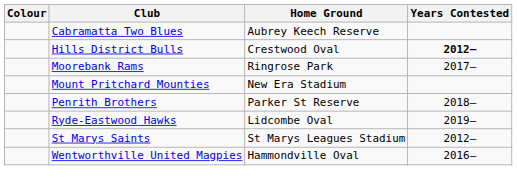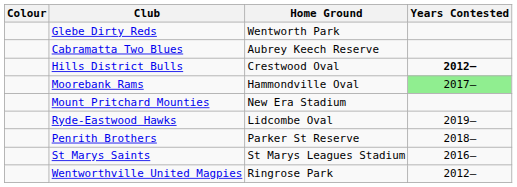+ row: (104, 31)
(290, 67) Ringrose Park -> (303, 85) Hammondville Oval
(460, 67) no background -> (460, 85) lightgreen background
rows swapped: (104, 102) <-> (114, 120)
(460, 138) 2012– -> (460, 156) 2016–
(303, 156) Hammondville Oval -> (290, 173) Ringrose Park
(460, 156) 2016– -> (460, 173) 2012–
